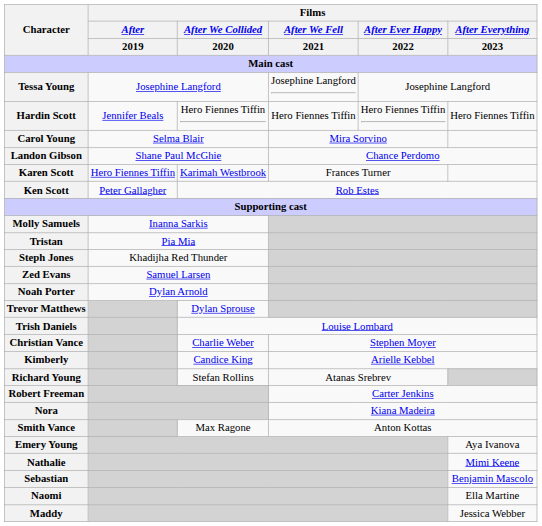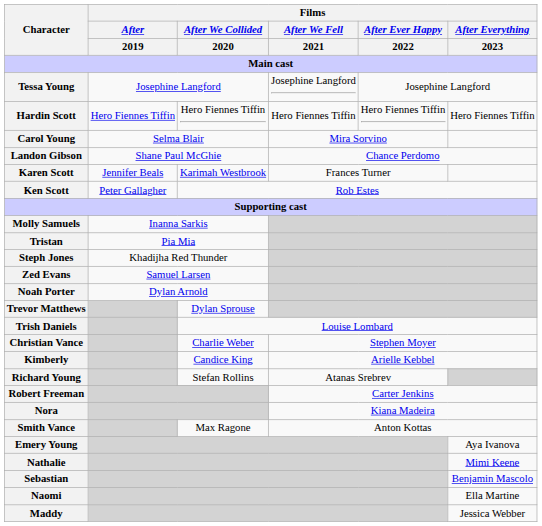(133, 116) Jennifer Beals -> (133, 116) Hero Fiennes Tiffin
(133, 173) Hero Fiennes Tiffin -> (133, 173) Jennifer Beals
